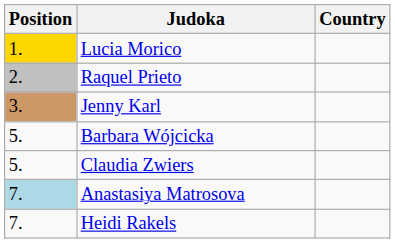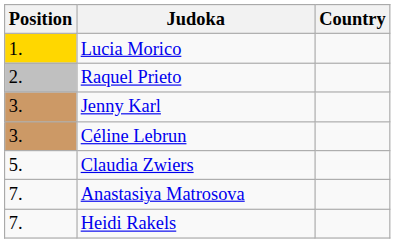+ row: (134, 135)
- row: (147, 135)
(16, 194) lightblue background -> (16, 194) no background
